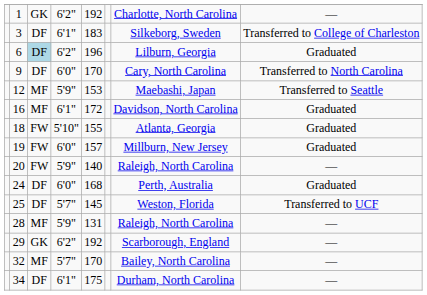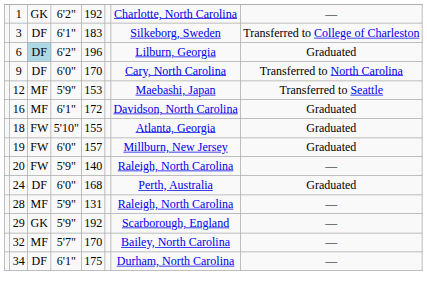- row: (19, 204)
(66, 242) 6'2" -> (66, 223) 5'9"
